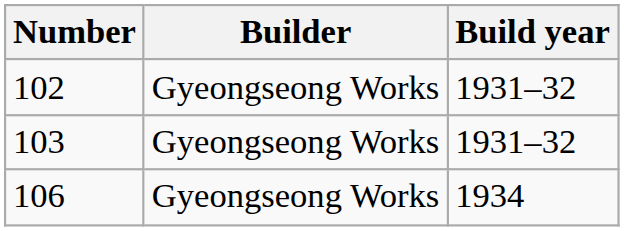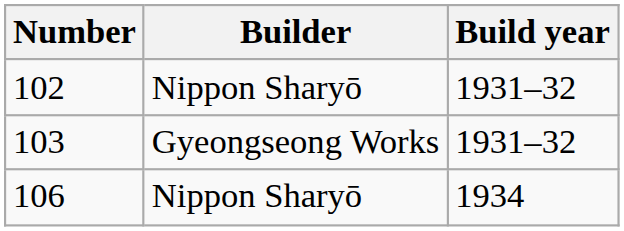(296, 86) Gyeongseong Works -> (257, 86) Nippon Sharyō
(296, 196) Gyeongseong Works -> (257, 196) Nippon Sharyō
